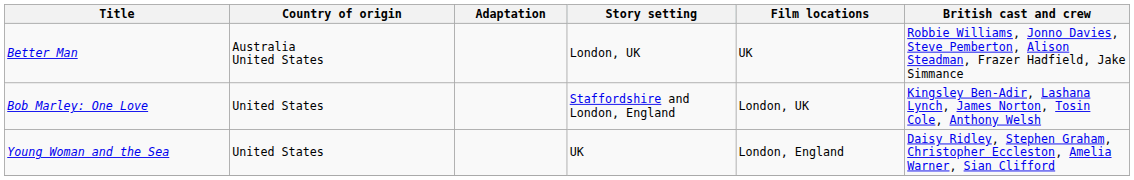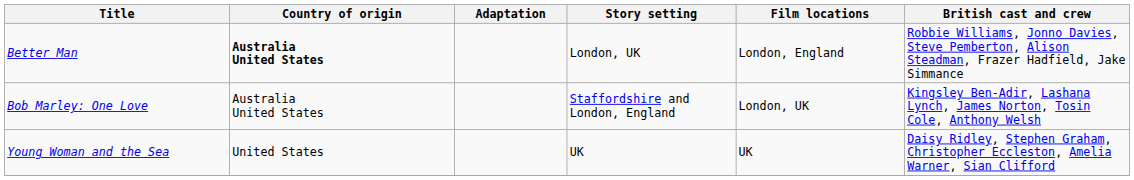(278, 53) normal -> (278, 53) bold
(746, 53) UK -> (791, 53) London, England
(278, 106) United States -> (278, 106) Australia United States
(791, 152) London, England -> (746, 152) UK
